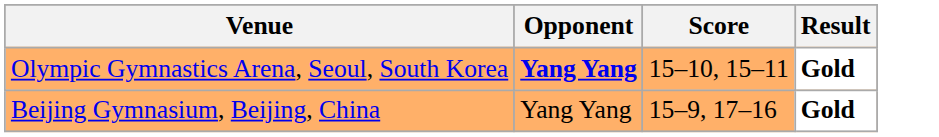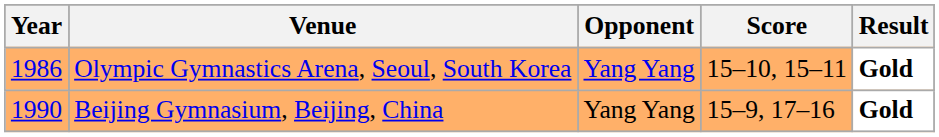+ column: (37, 26)
(579, 68) bold -> (639, 68) normal
